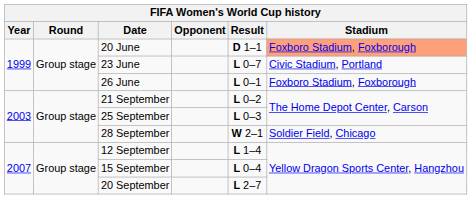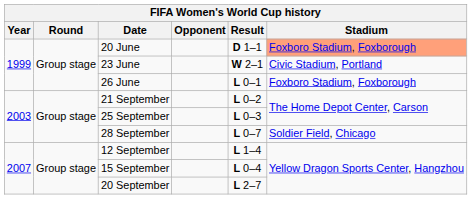(247, 64) L 0–7 -> (247, 64) W 2–1
(247, 133) W 2–1 -> (247, 133) L 0–7
